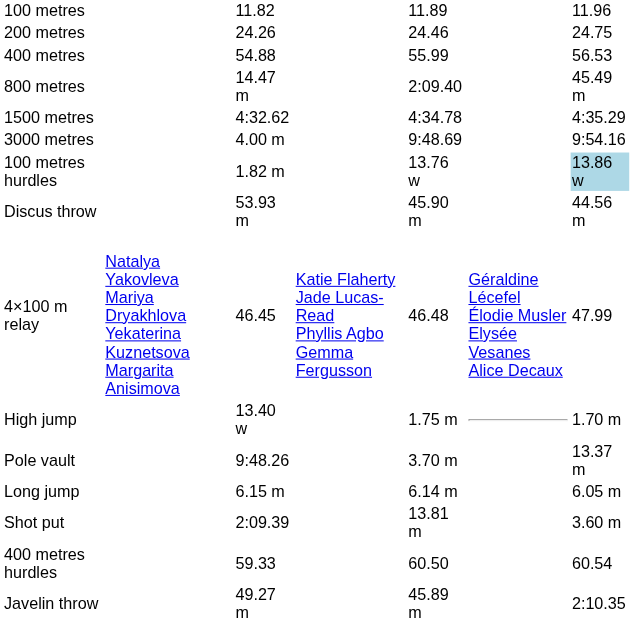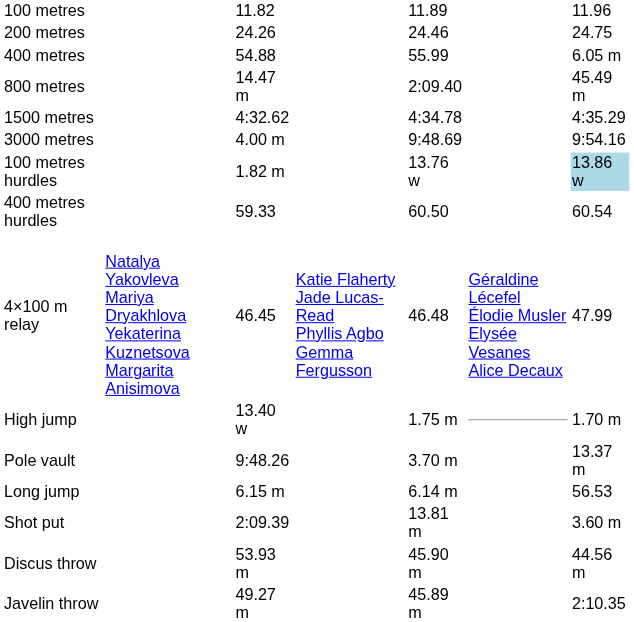(592, 55) 56.53 -> (597, 55) 6.05 m
rows swapped: (44, 563) <-> (50, 212)
(597, 491) 6.05 m -> (592, 491) 56.53
